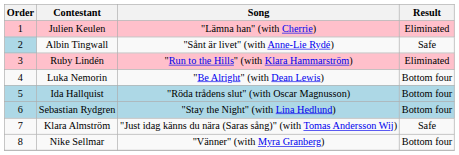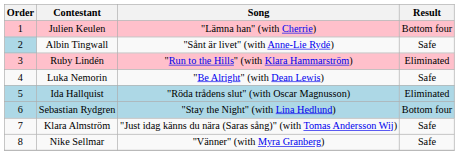(427, 28) Eliminated -> (427, 28) Bottom four
(427, 77) Bottom four -> (427, 77) Safe
(427, 93) Bottom four -> (427, 93) Eliminated
(427, 142) Bottom four -> (427, 142) Safe
